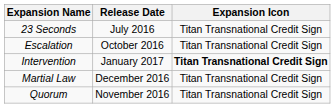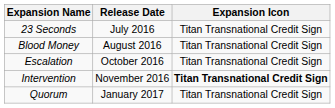+ row: (49, 45)
(132, 62) January 2017 -> (132, 78) November 2016
- row: (49, 78)
(132, 95) November 2016 -> (132, 95) January 2017
